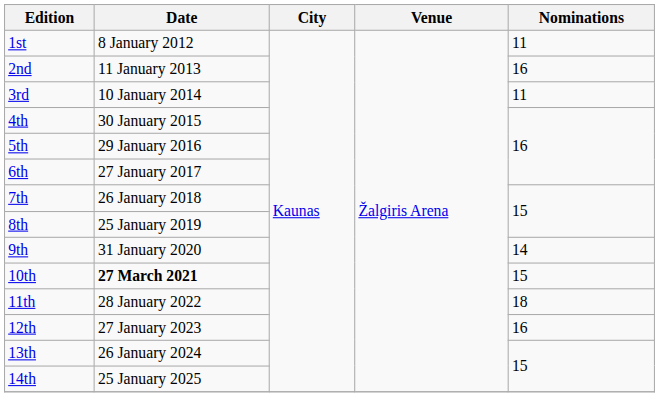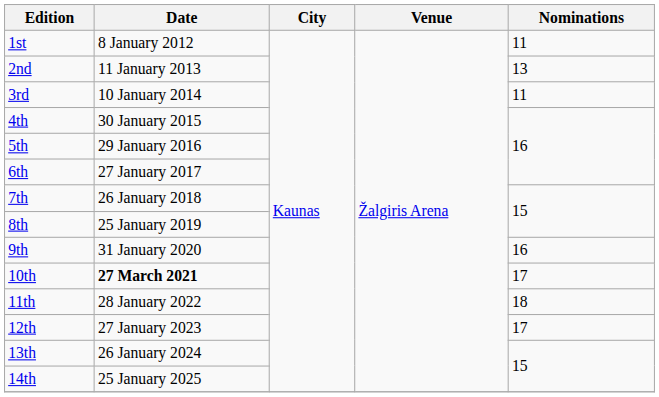(520, 69) 16 -> (520, 69) 13
(520, 249) 14 -> (520, 249) 16
(520, 275) 15 -> (520, 275) 17
(520, 327) 16 -> (520, 327) 17
